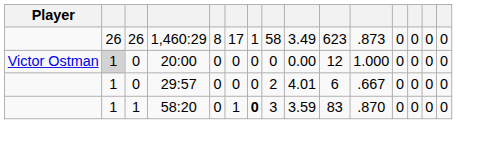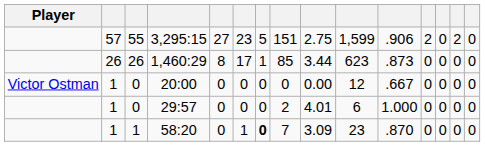+ row: (179, 38)
(273, 38) 58 -> (285, 61) 85
(302, 38) 3.49 -> (318, 61) 3.44
(113, 61) lightgrey background -> (113, 84) no background
(371, 61) 1.000 -> (399, 84) .667
(371, 84) .667 -> (399, 107) 1.000
(273, 107) 3 -> (285, 130) 7
(302, 107) 3.59 -> (318, 130) 3.09
(335, 107) 83 -> (357, 130) 23
